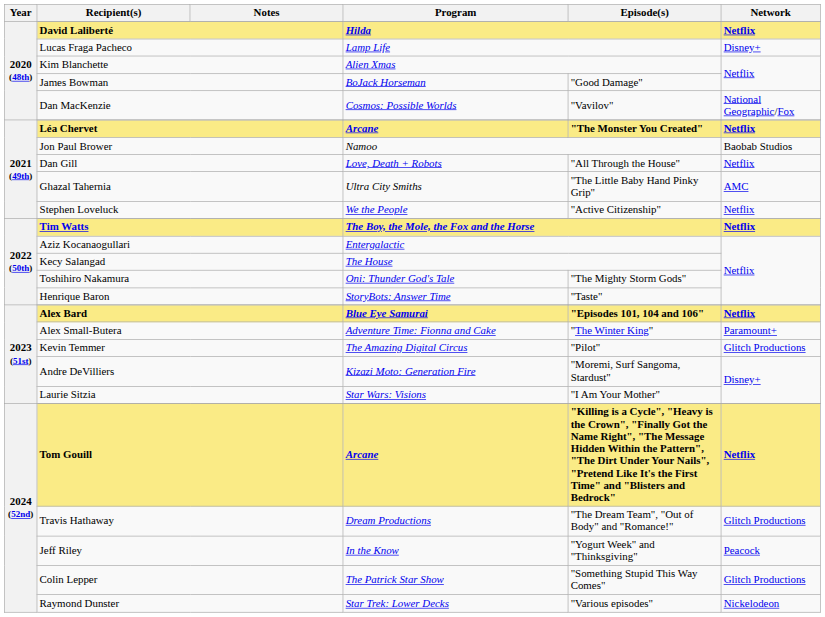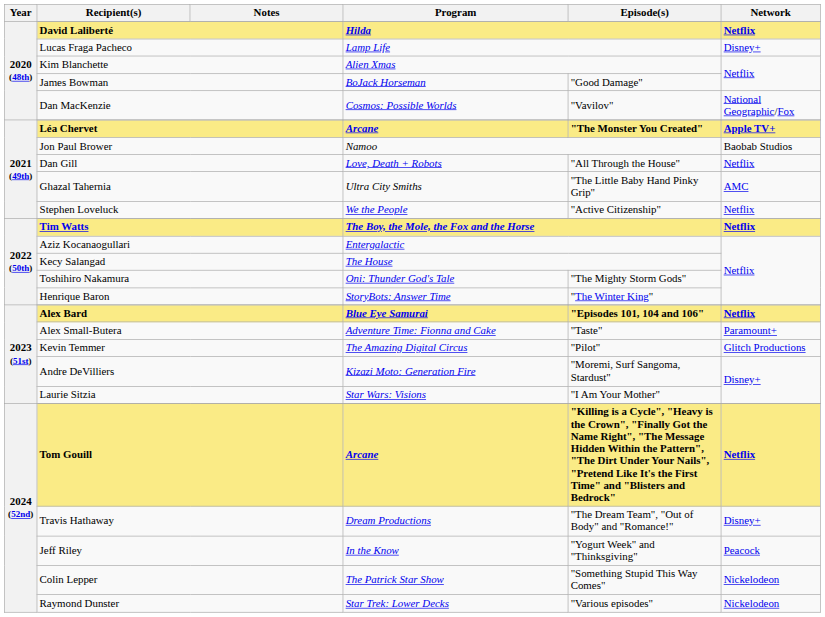(739, 128) Netflix -> (750, 128) Apple TV+
(587, 296) "Taste" -> (612, 296) "The Winter King"
(612, 330) "The Winter King" -> (587, 330) "Taste"
(765, 521) Glitch Productions -> (742, 521) Disney+
(765, 580) Glitch Productions -> (751, 580) Nickelodeon
